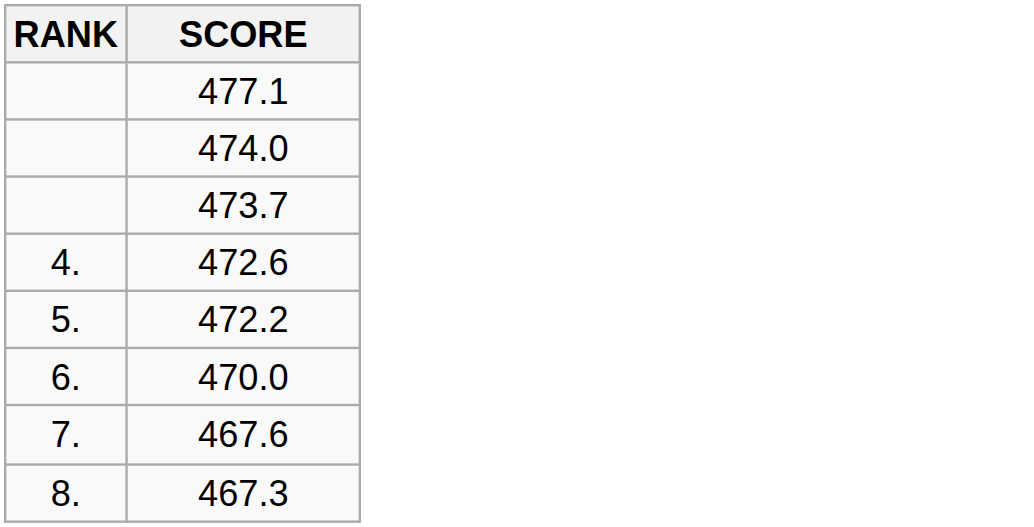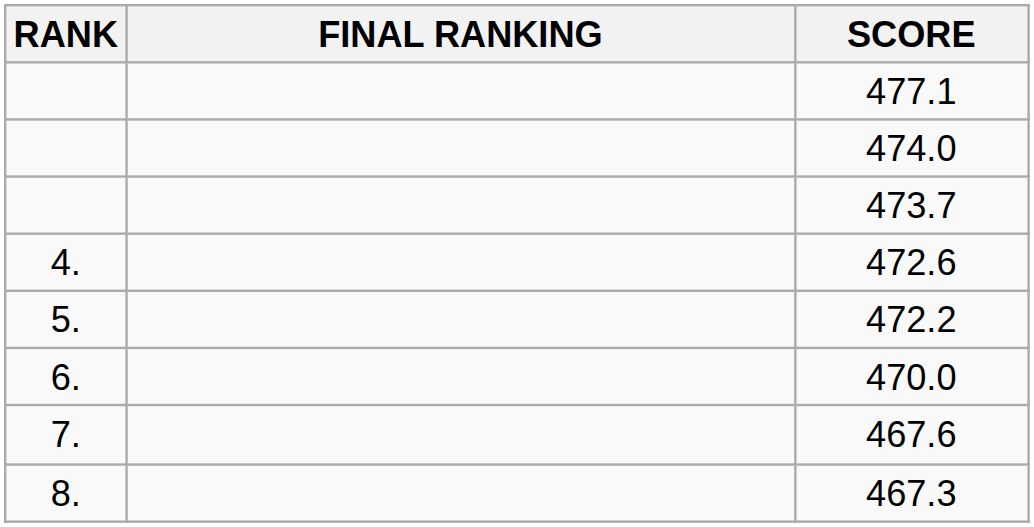+ column: (460, 34)
